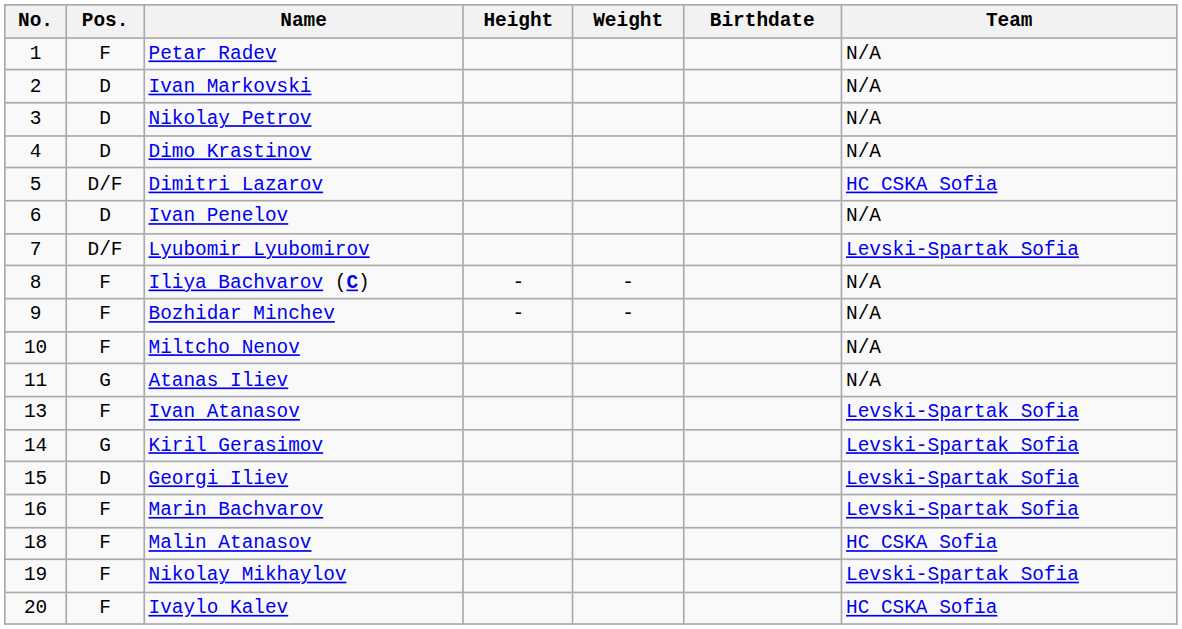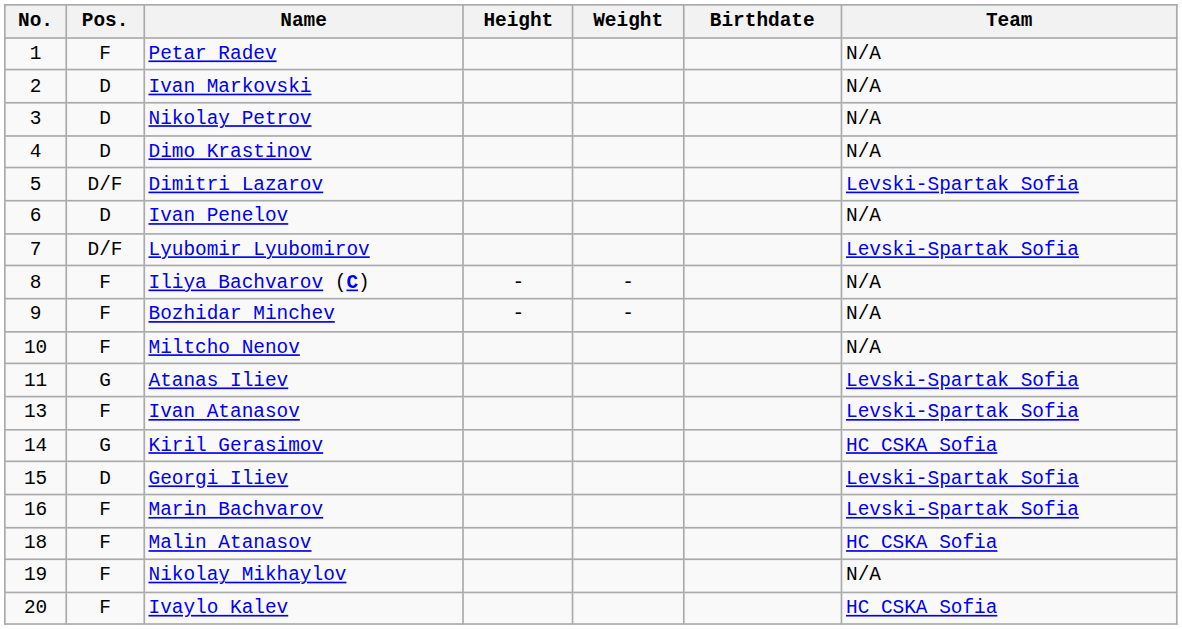(922, 184) HC CSKA Sofia -> (962, 184) Levski-Spartak Sofia
(863, 380) N/A -> (962, 380) Levski-Spartak Sofia
(962, 445) Levski-Spartak Sofia -> (922, 445) HC CSKA Sofia
(962, 576) Levski-Spartak Sofia -> (863, 576) N/A
